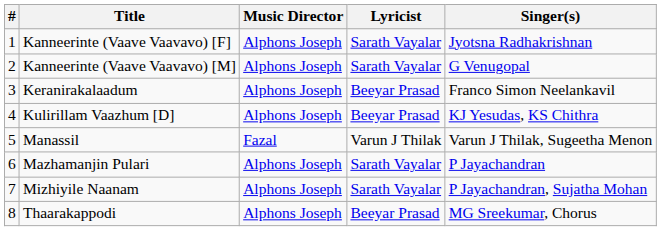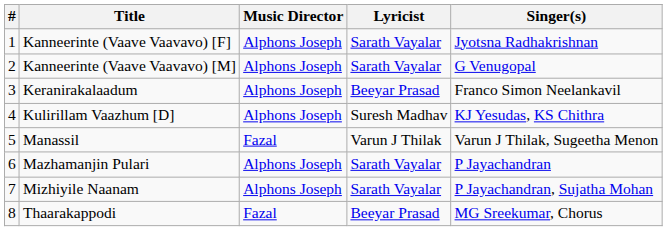(395, 115) Beeyar Prasad -> (399, 115) Suresh Madhav
(293, 213) Alphons Joseph -> (260, 213) Fazal
